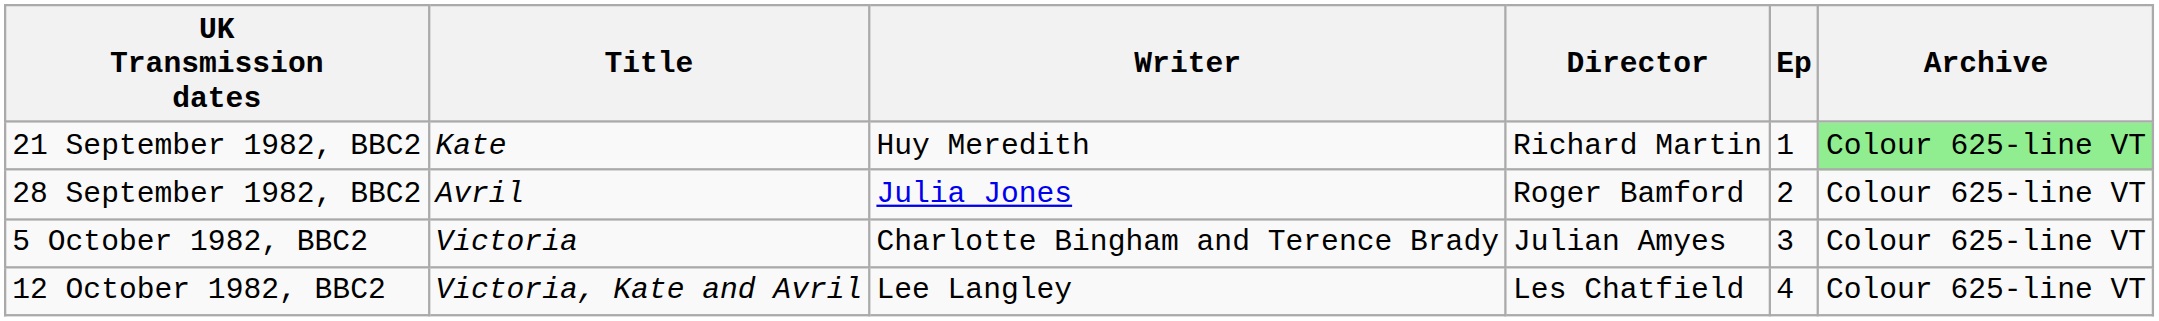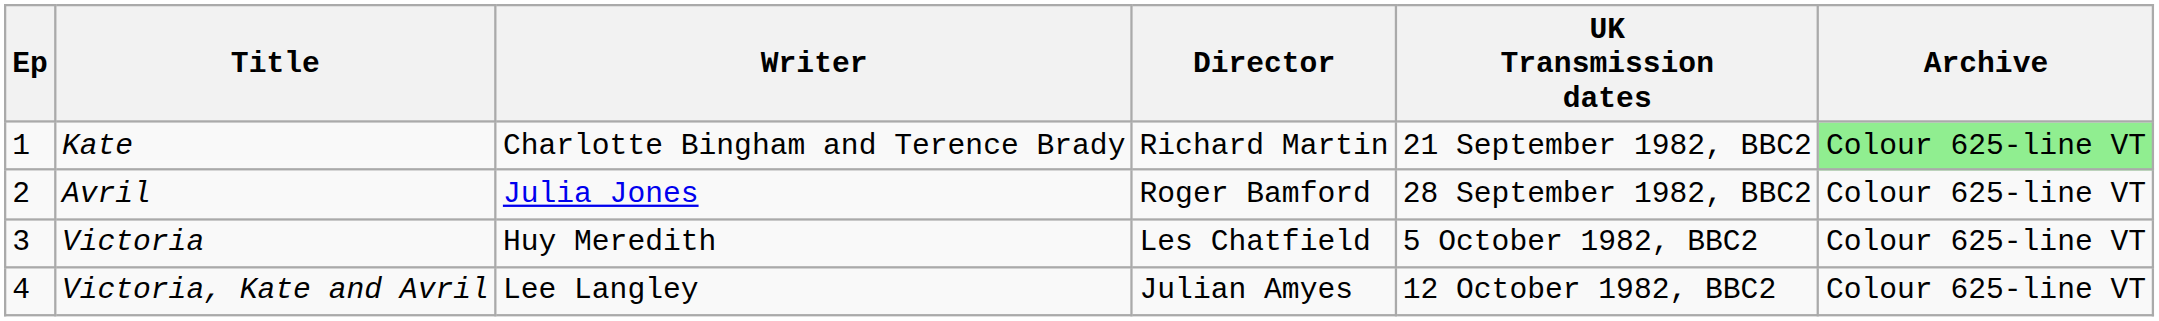columns swapped: (1794, 63) <-> (217, 63)
(983, 146) Huy Meredith -> (814, 146) Charlotte Bingham and Terence Brady
(1188, 243) Charlotte Bingham and Terence Brady -> (610, 243) Huy Meredith
(1620, 243) Julian Amyes -> (1255, 243) Les Chatfield
(1629, 291) Les Chatfield -> (1246, 291) Julian Amyes
